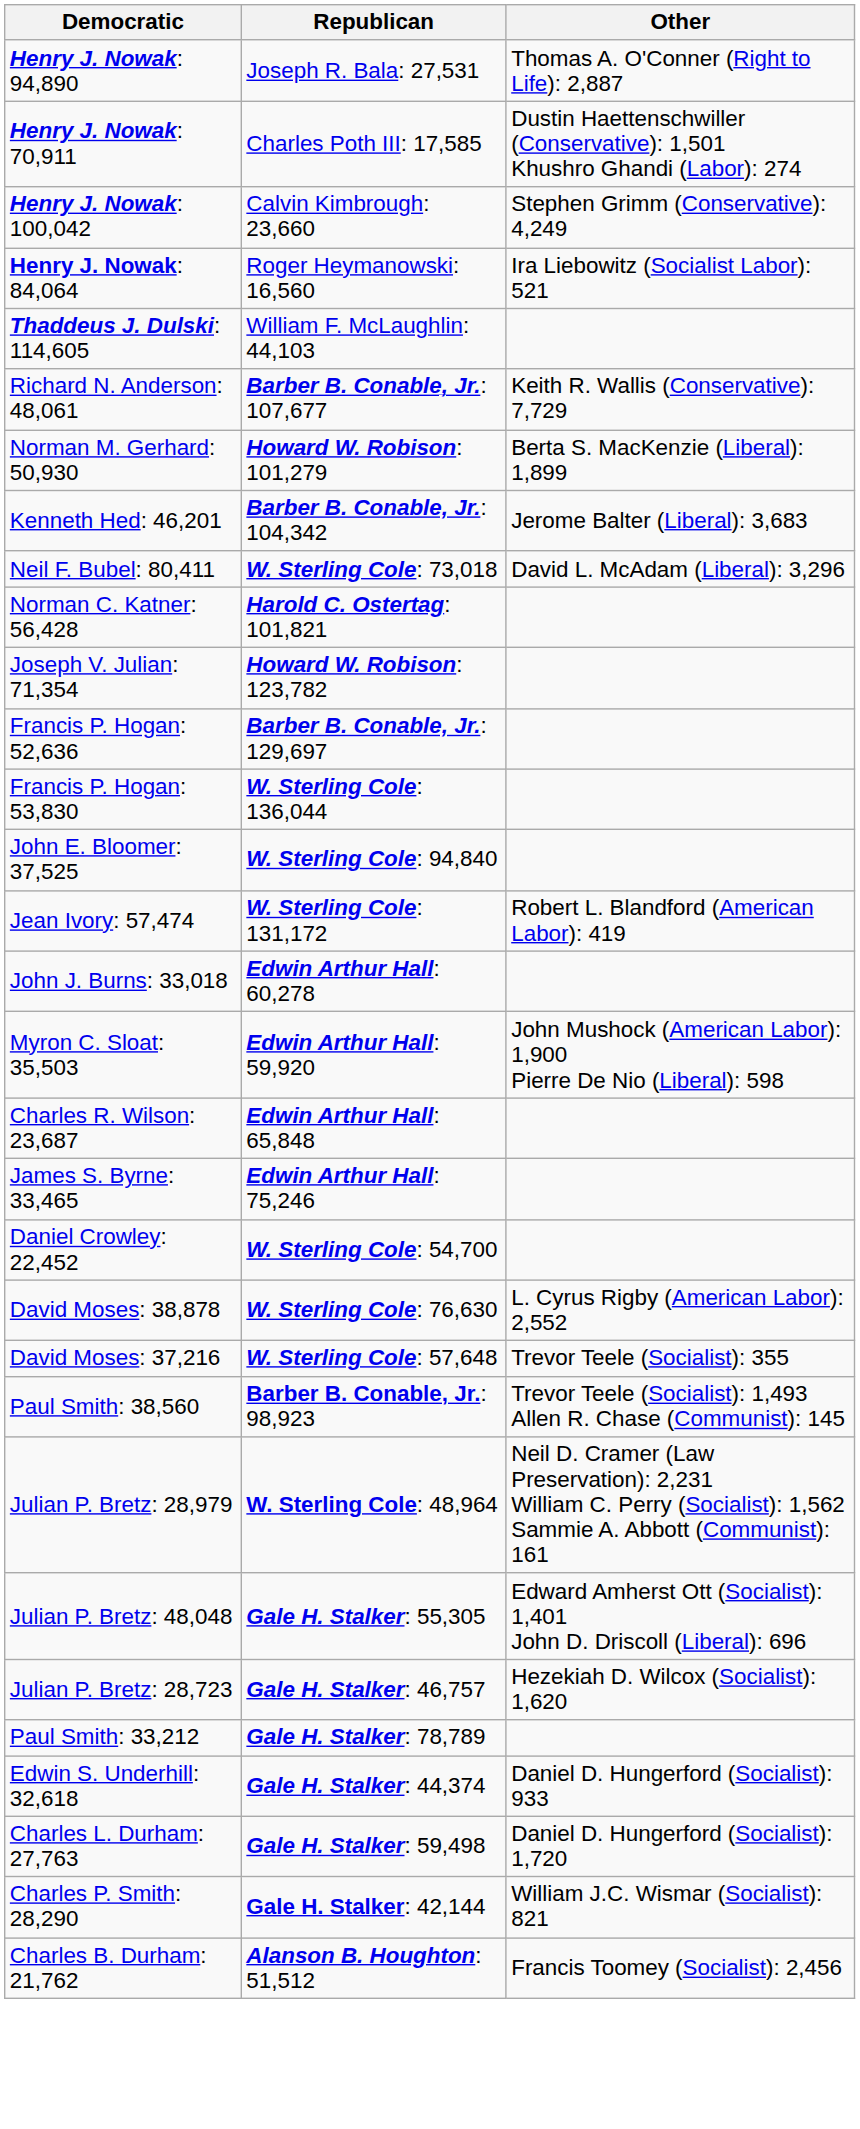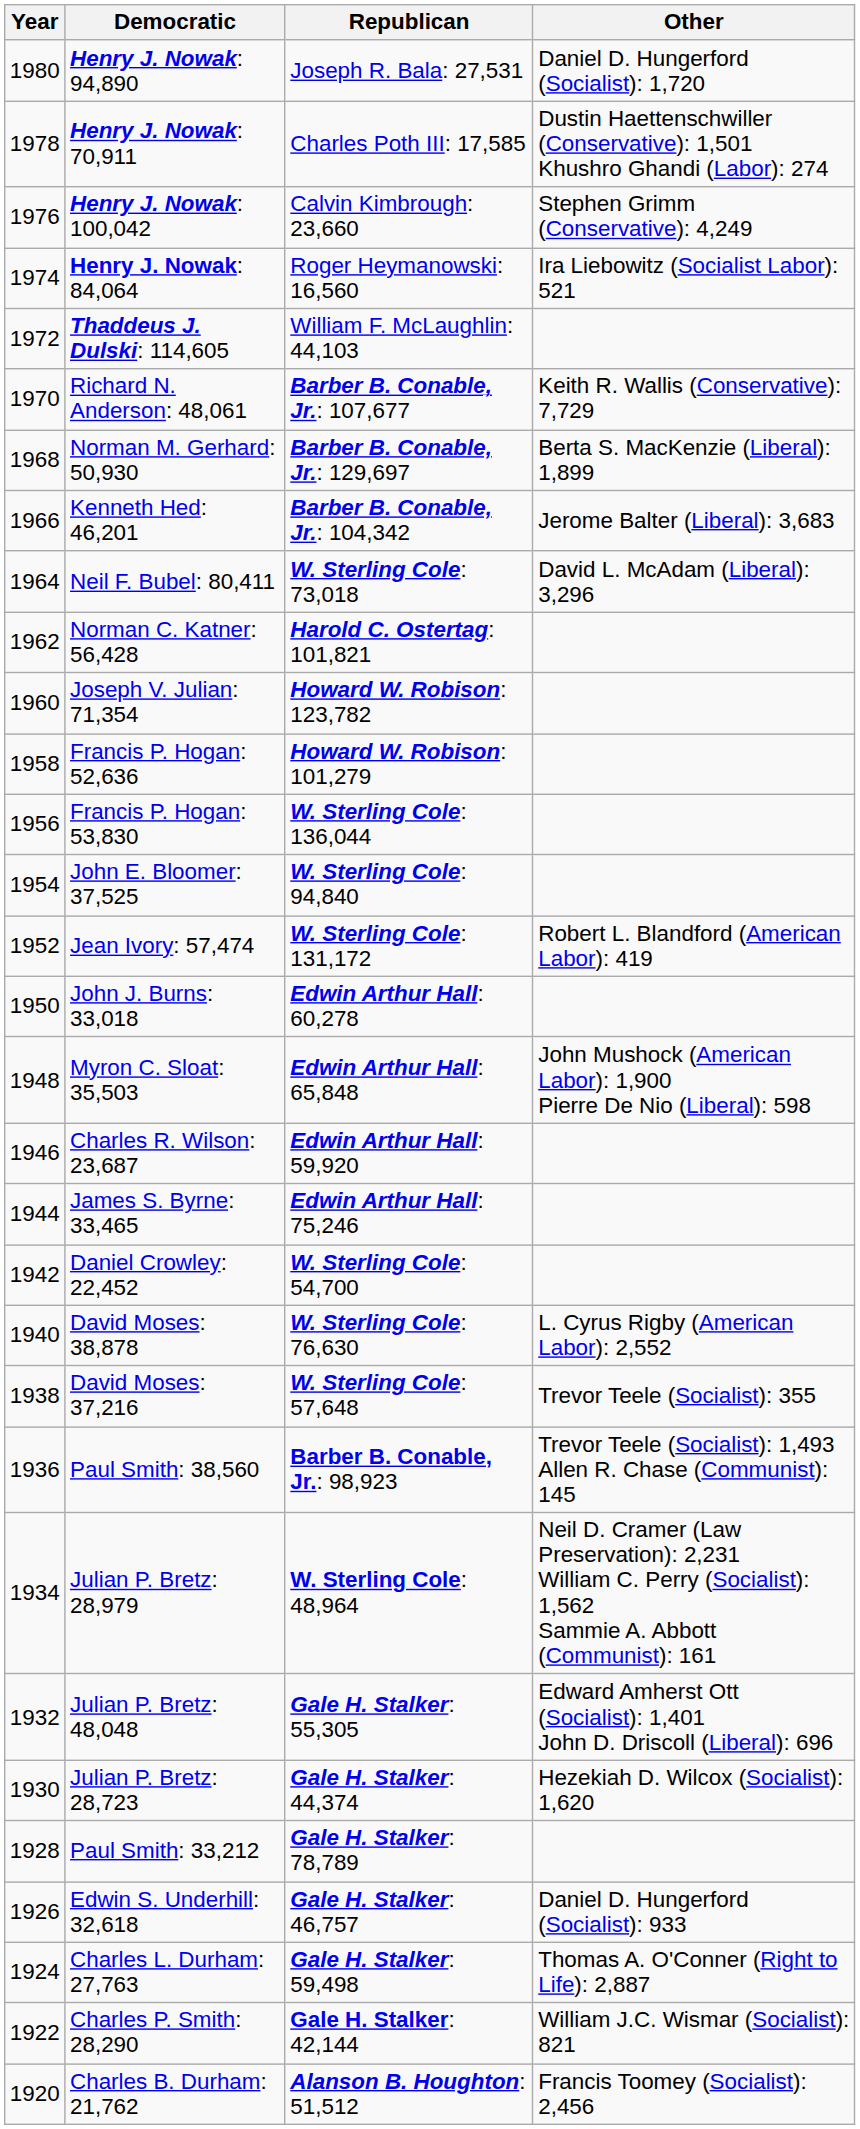+ column: (35, 22)
(661, 70) Thomas A. O'Conner (Right to Life): 2,887 -> (643, 70) Daniel D. Hungerford (Socialist): 1,720
(354, 459) Howard W. Robison: 101,279 -> (391, 459) Barber B. Conable, Jr.: 129,697
(366, 738) Barber B. Conable, Jr.: 129,697 -> (398, 763) Howard W. Robison: 101,279
(343, 1054) Edwin Arthur Hall: 59,920 -> (387, 1079) Edwin Arthur Hall: 65,848
(343, 1127) Edwin Arthur Hall: 65,848 -> (387, 1153) Edwin Arthur Hall: 59,920
(366, 1689) Gale H. Stalker: 46,757 -> (372, 1790) Gale H. Stalker: 44,374
(366, 1785) Gale H. Stalker: 44,374 -> (372, 1911) Gale H. Stalker: 46,757
(672, 1846) Daniel D. Hungerford (Socialist): 1,720 -> (688, 1972) Thomas A. O'Conner (Right to Life): 2,887
